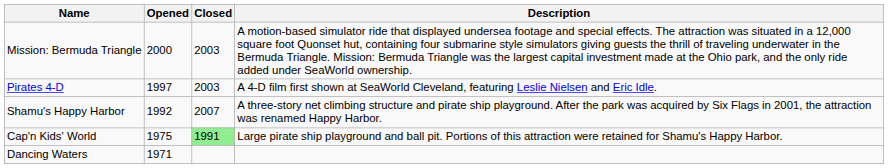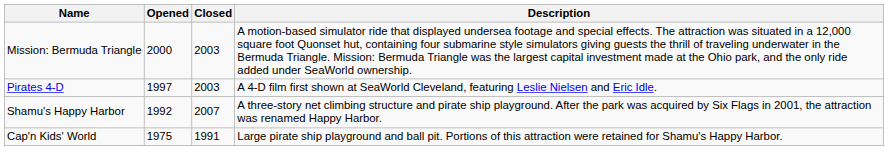(207, 136) lightgreen background -> (207, 136) no background
- row: (47, 154)
